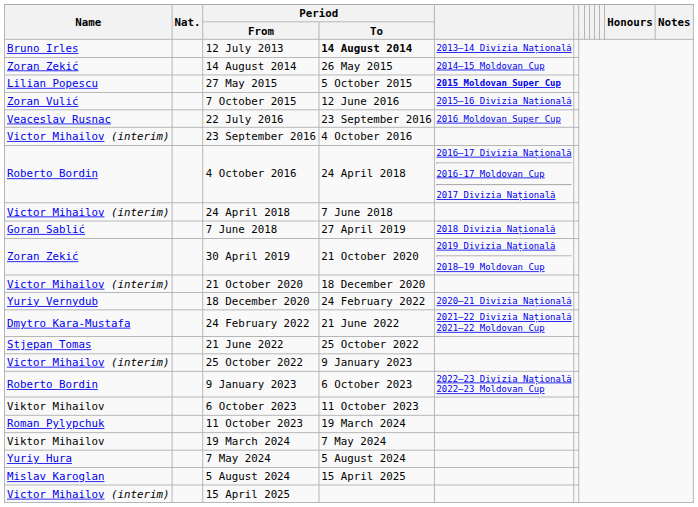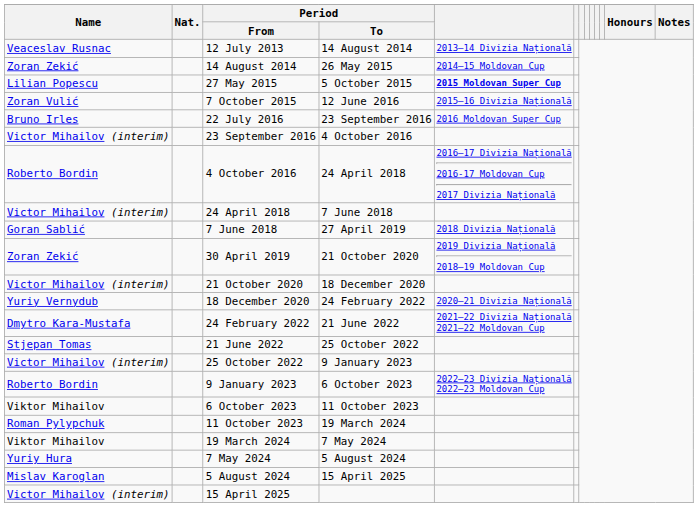(43, 48) Bruno Irles -> (59, 48) Veaceslav Rusnac
(367, 48) bold -> (367, 48) normal
(59, 119) Veaceslav Rusnac -> (43, 119) Bruno Irles
